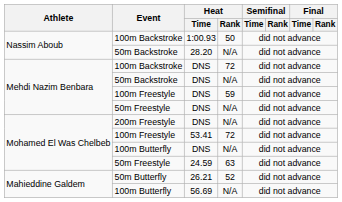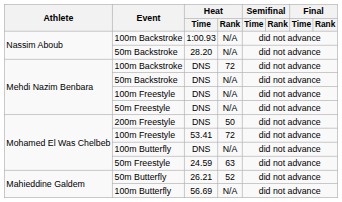(230, 39) 50 -> (230, 39) N/A
(230, 94) 59 -> (230, 94) N/A
(230, 122) N/A -> (230, 122) 50
